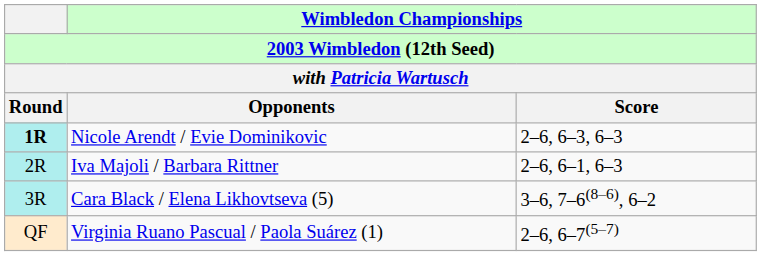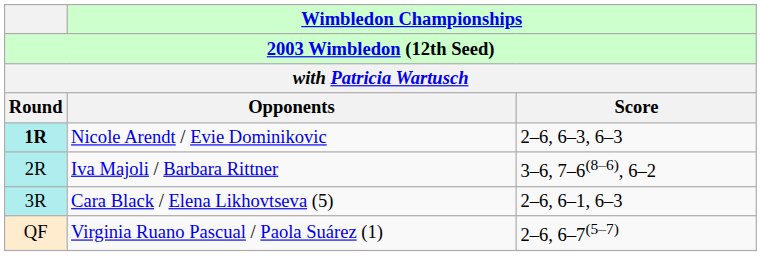(571, 166) 2–6, 6–1, 6–3 -> (588, 168) 3–6, 7–6(8–6), 6–2
(588, 198) 3–6, 7–6(8–6), 6–2 -> (571, 200) 2–6, 6–1, 6–3
